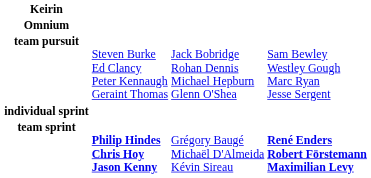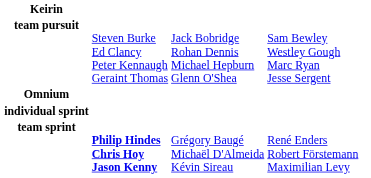rows swapped: (47, 25) <-> (47, 41)
(317, 154) bold -> (313, 154) normal
